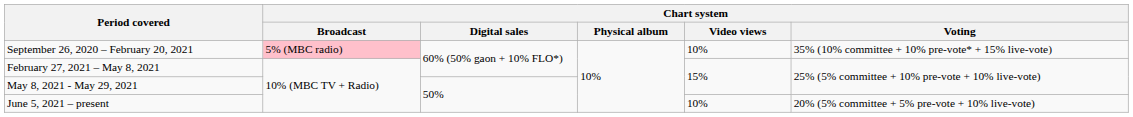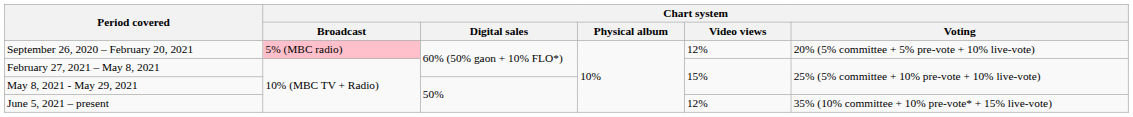(697, 49) 10% -> (697, 49) 12%
(923, 49) 35% (10% committee + 10% pre-vote* + 15% live-vote) -> (914, 49) 20% (5% committee + 5% pre-vote + 10% live-vote)
(697, 103) 10% -> (697, 103) 12%
(914, 103) 20% (5% committee + 5% pre-vote + 10% live-vote) -> (923, 103) 35% (10% committee + 10% pre-vote* + 15% live-vote)
